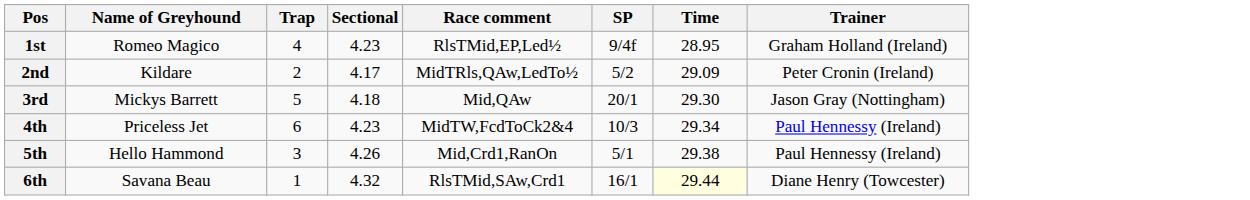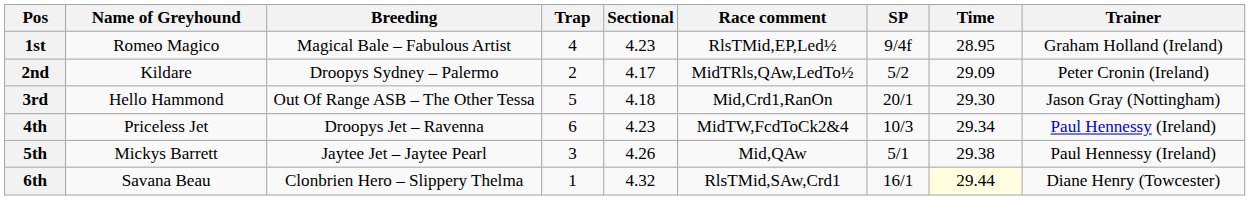+ column: (404, 18)
(166, 99) Mickys Barrett -> (166, 99) Hello Hammond
(497, 99) Mid,QAw -> (773, 99) Mid,Crd1,RanOn
(166, 153) Hello Hammond -> (166, 153) Mickys Barrett
(497, 153) Mid,Crd1,RanOn -> (773, 153) Mid,QAw
